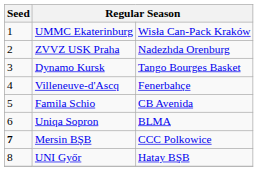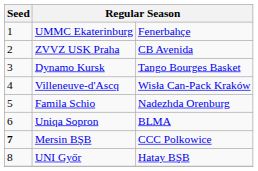(194, 31) Wisła Can-Pack Kraków -> (164, 31) Fenerbahçe
(184, 49) Nadezhda Orenburg -> (166, 49) CB Avenida
(164, 85) Fenerbahçe -> (194, 85) Wisła Can-Pack Kraków
(166, 103) CB Avenida -> (184, 103) Nadezhda Orenburg
